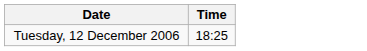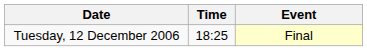+ column: (299, 14)
